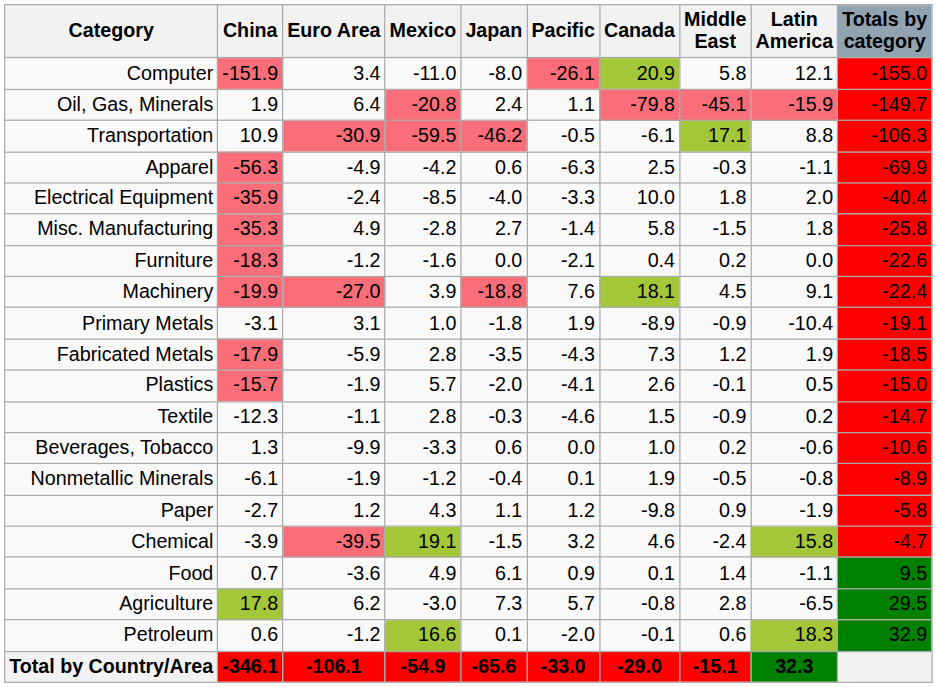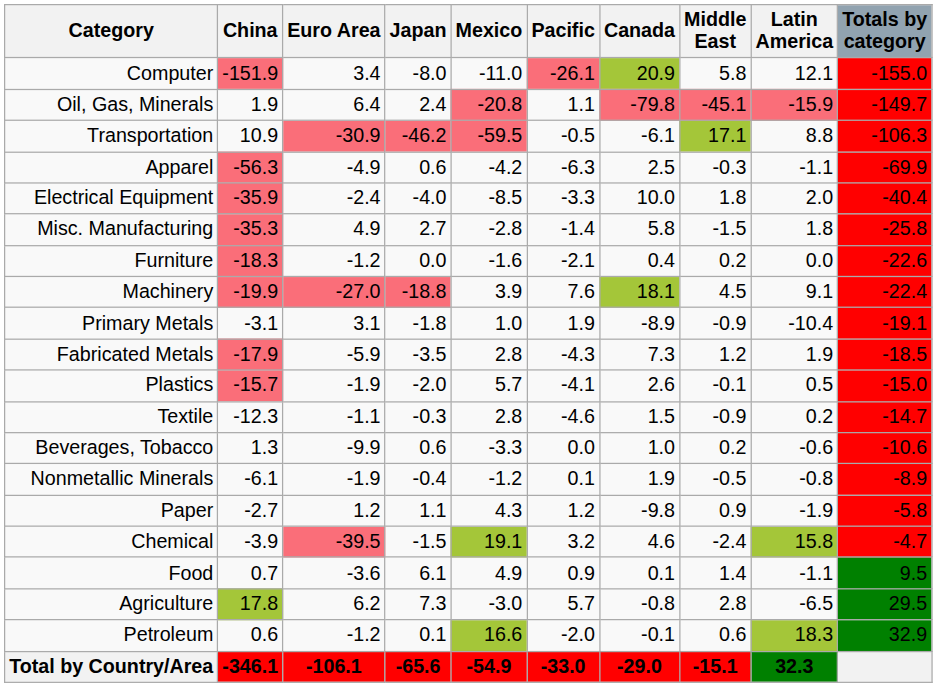columns swapped: (494, 31) <-> (423, 31)
